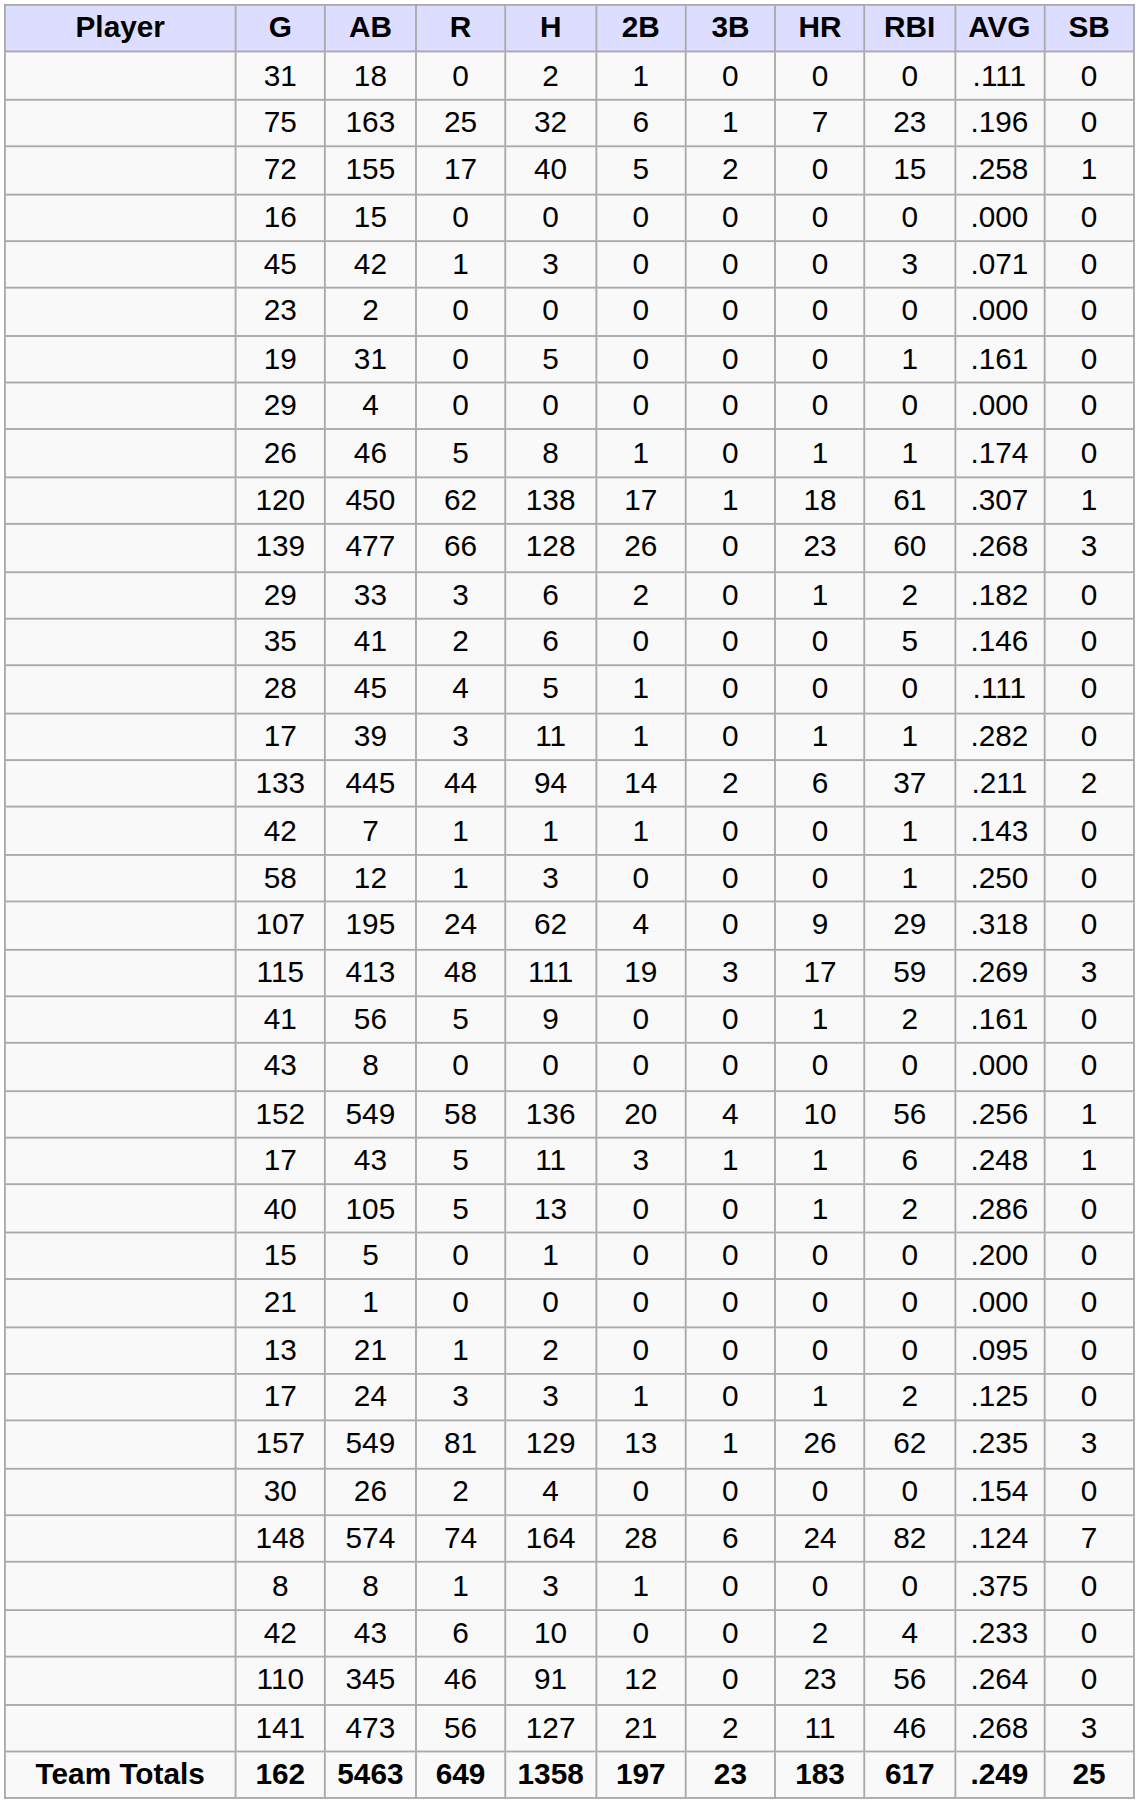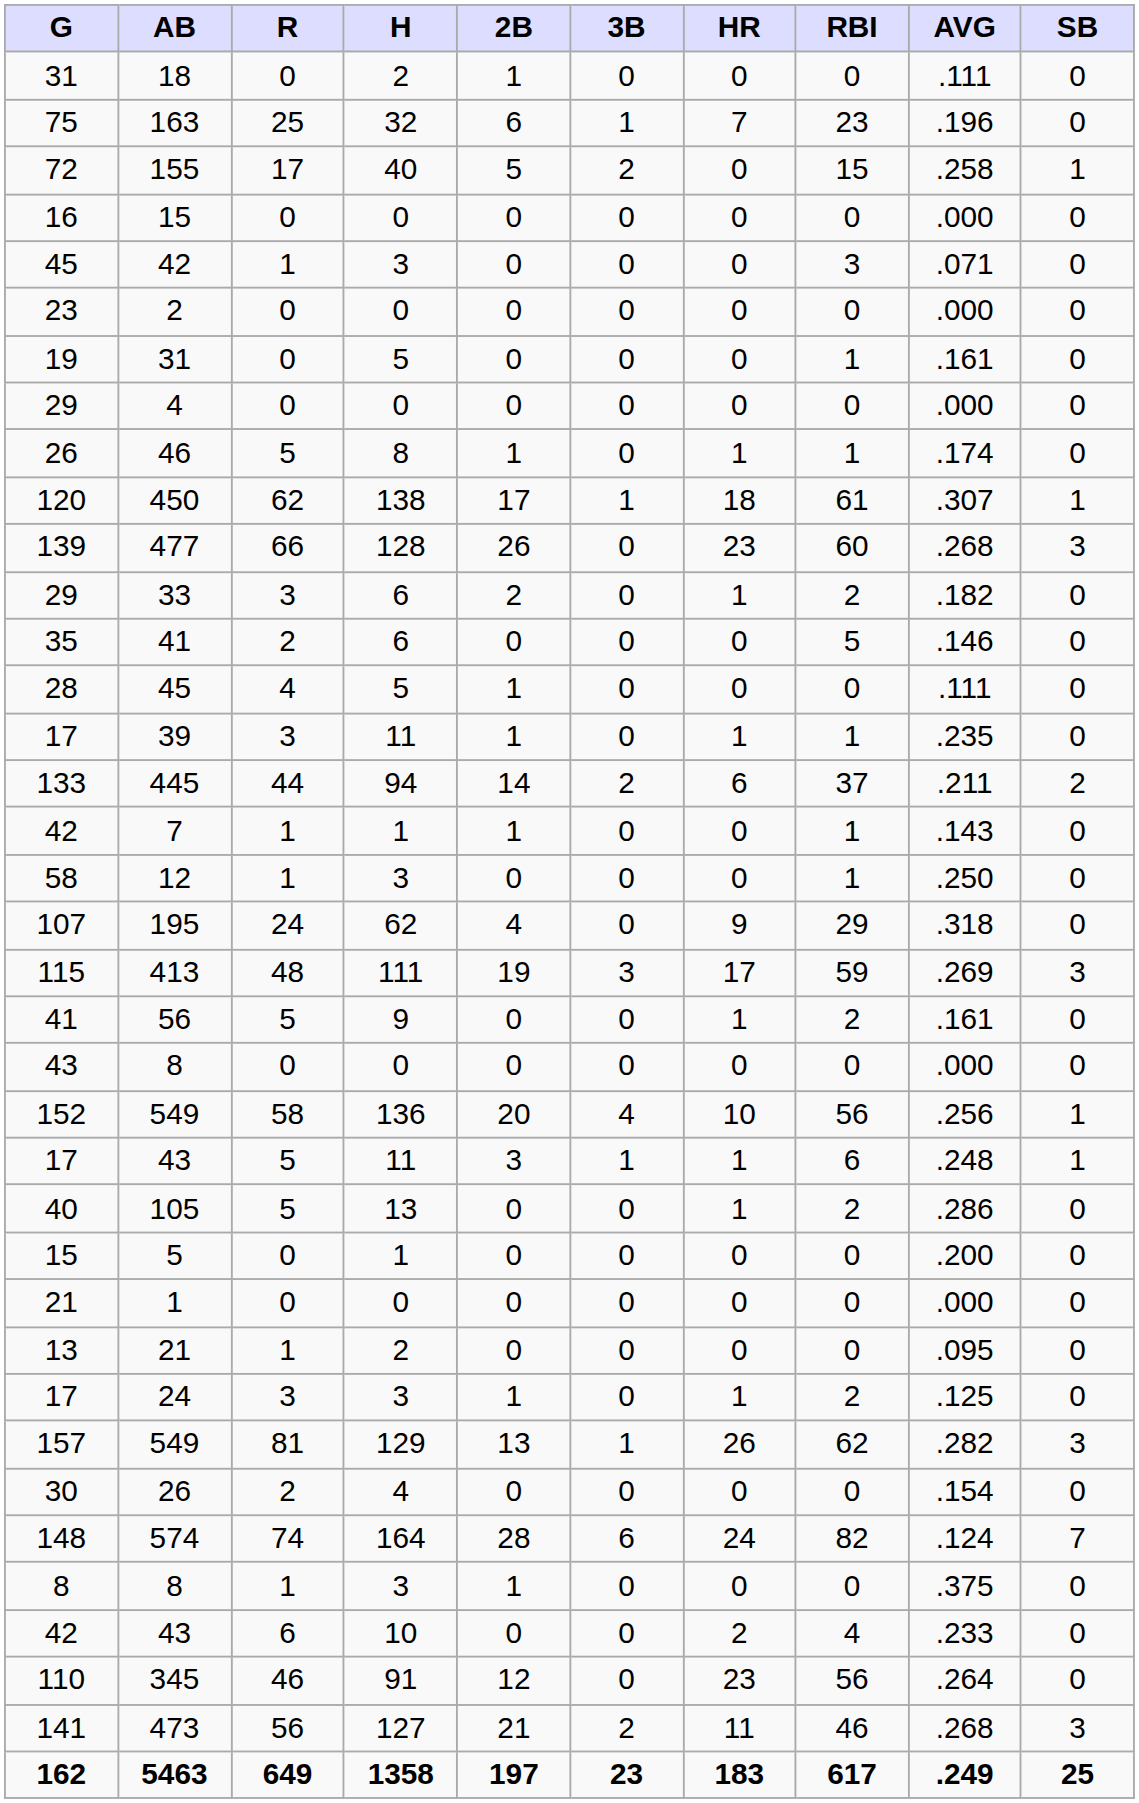- column: (120, 28)
(999, 736) .282 -> (965, 736) .235
(999, 1444) .235 -> (965, 1444) .282
